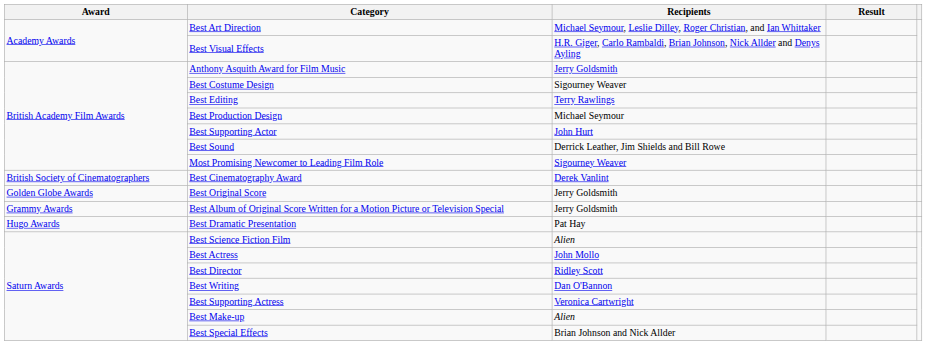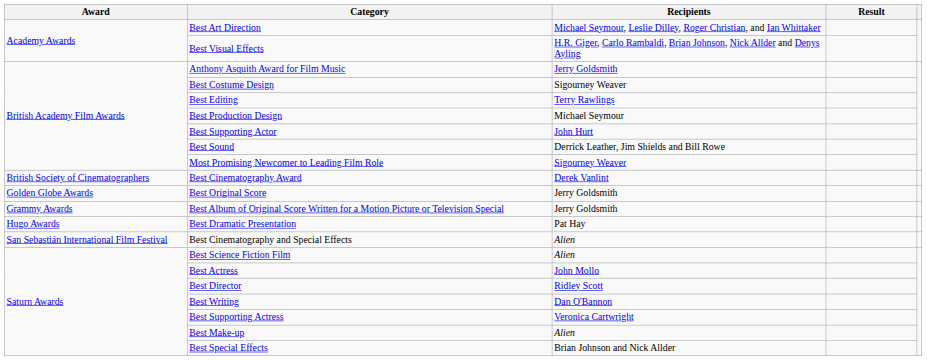+ row: (271, 239)
